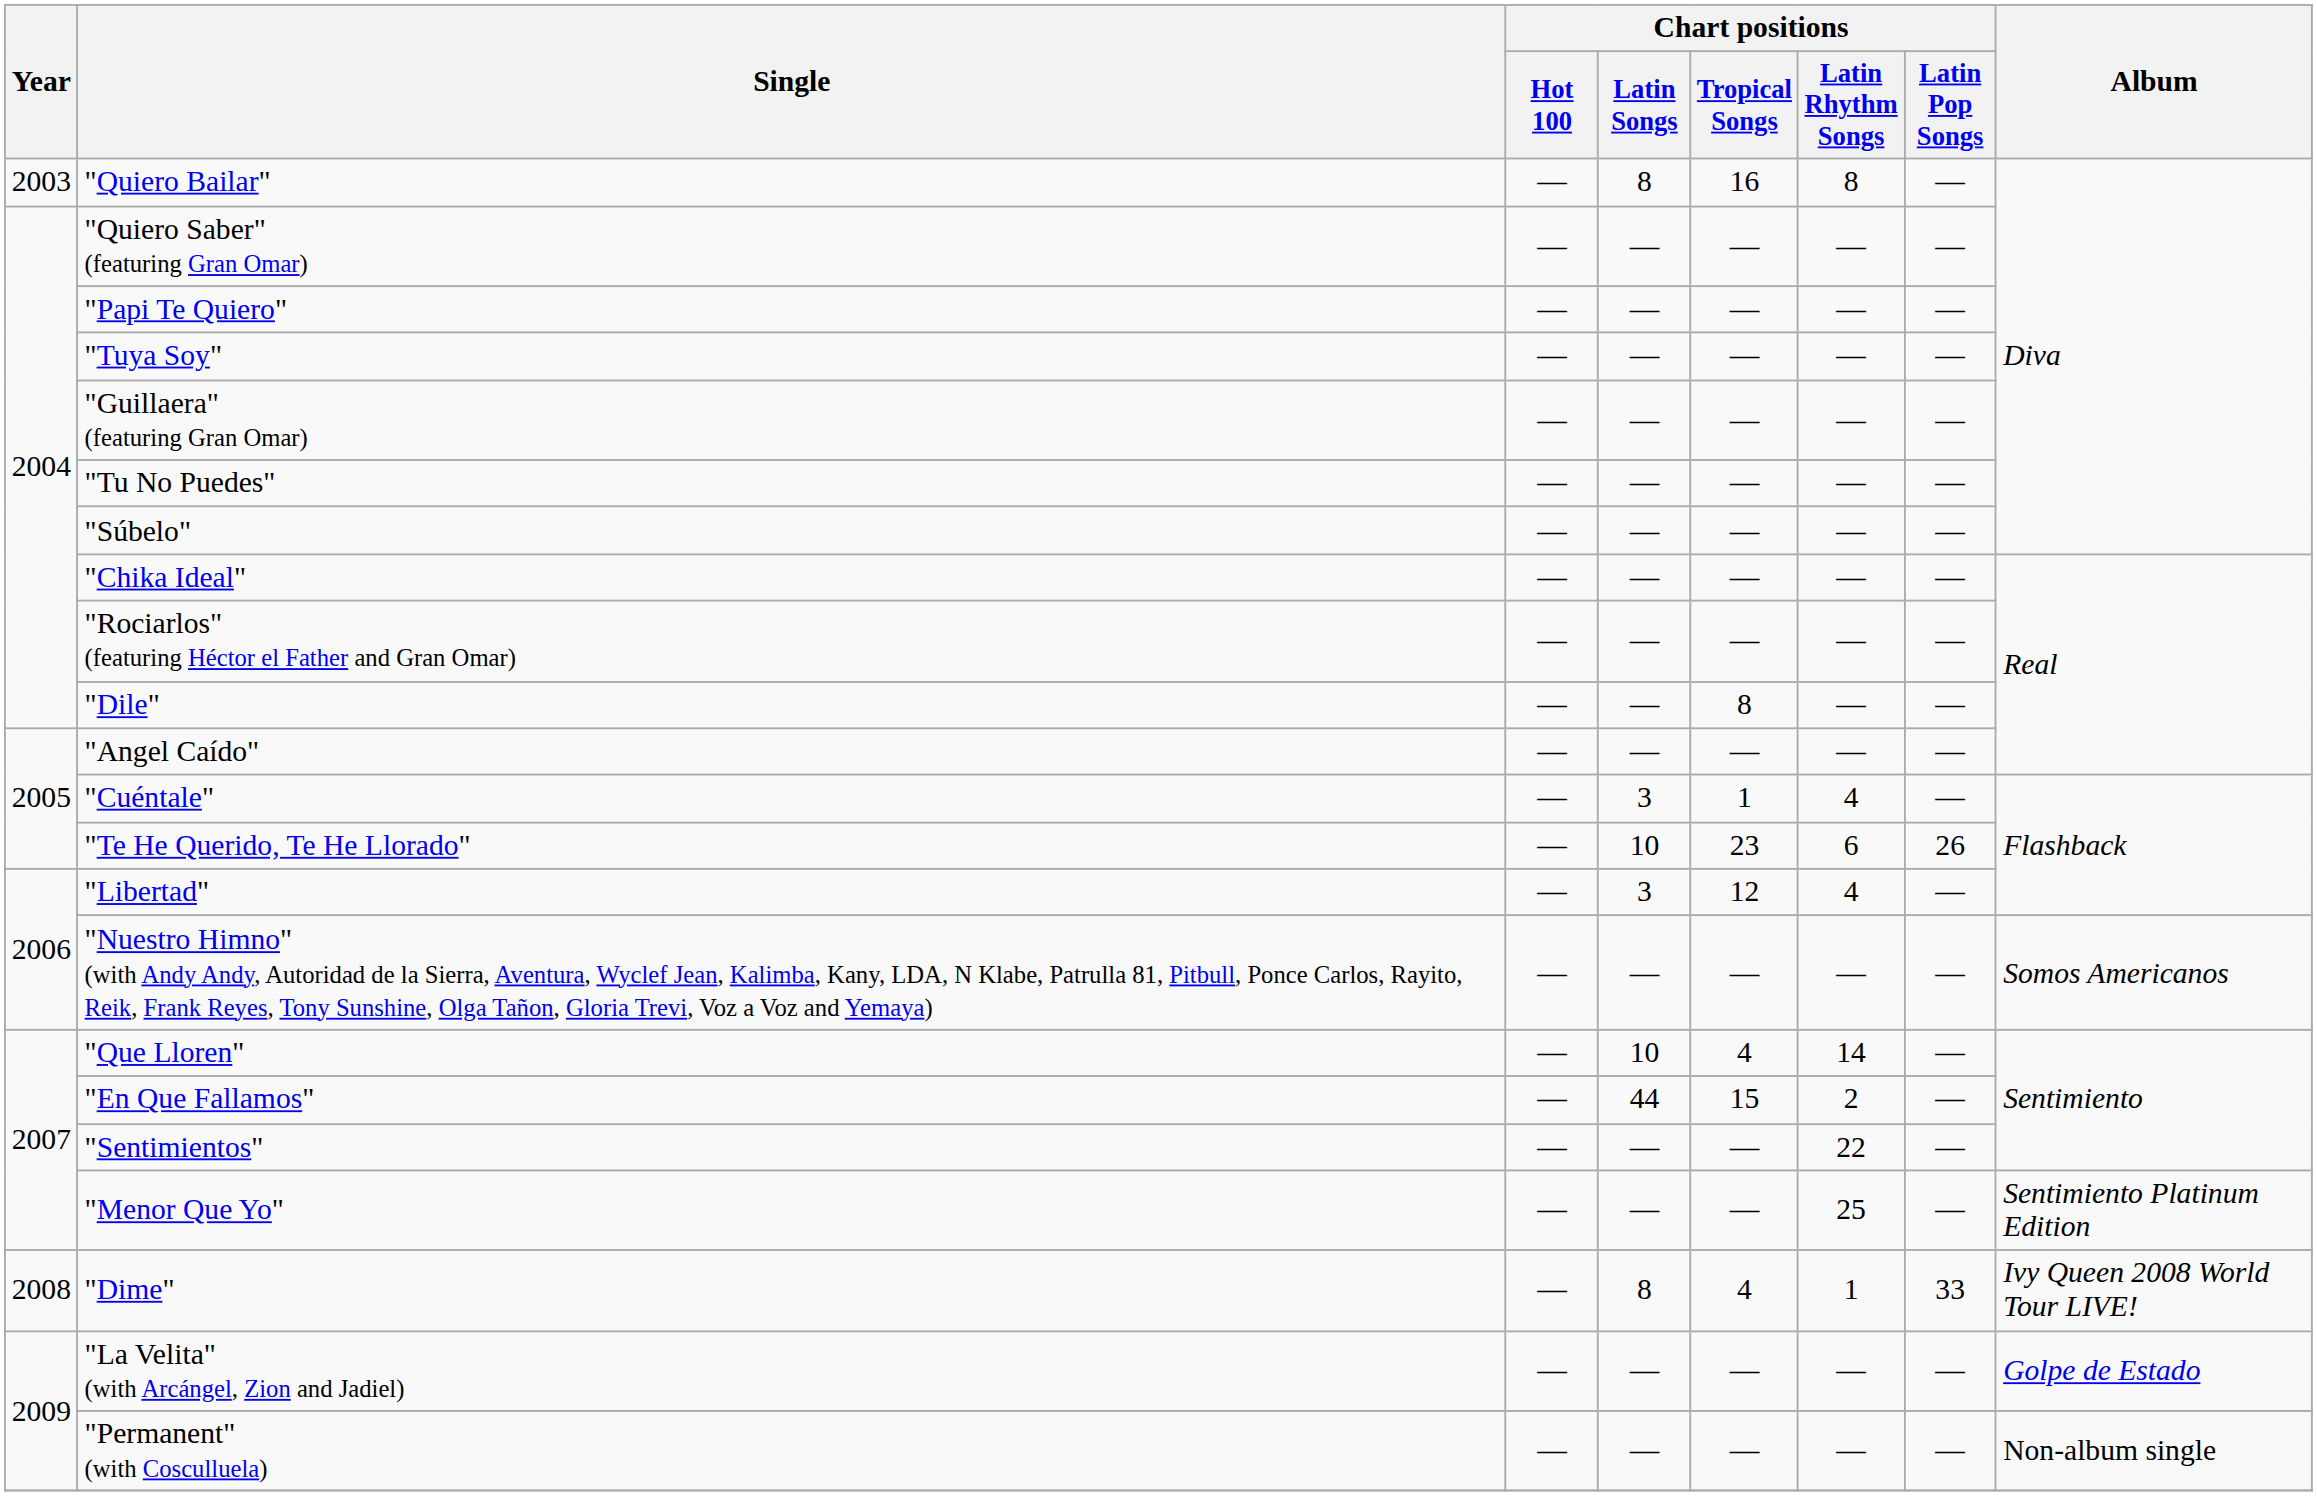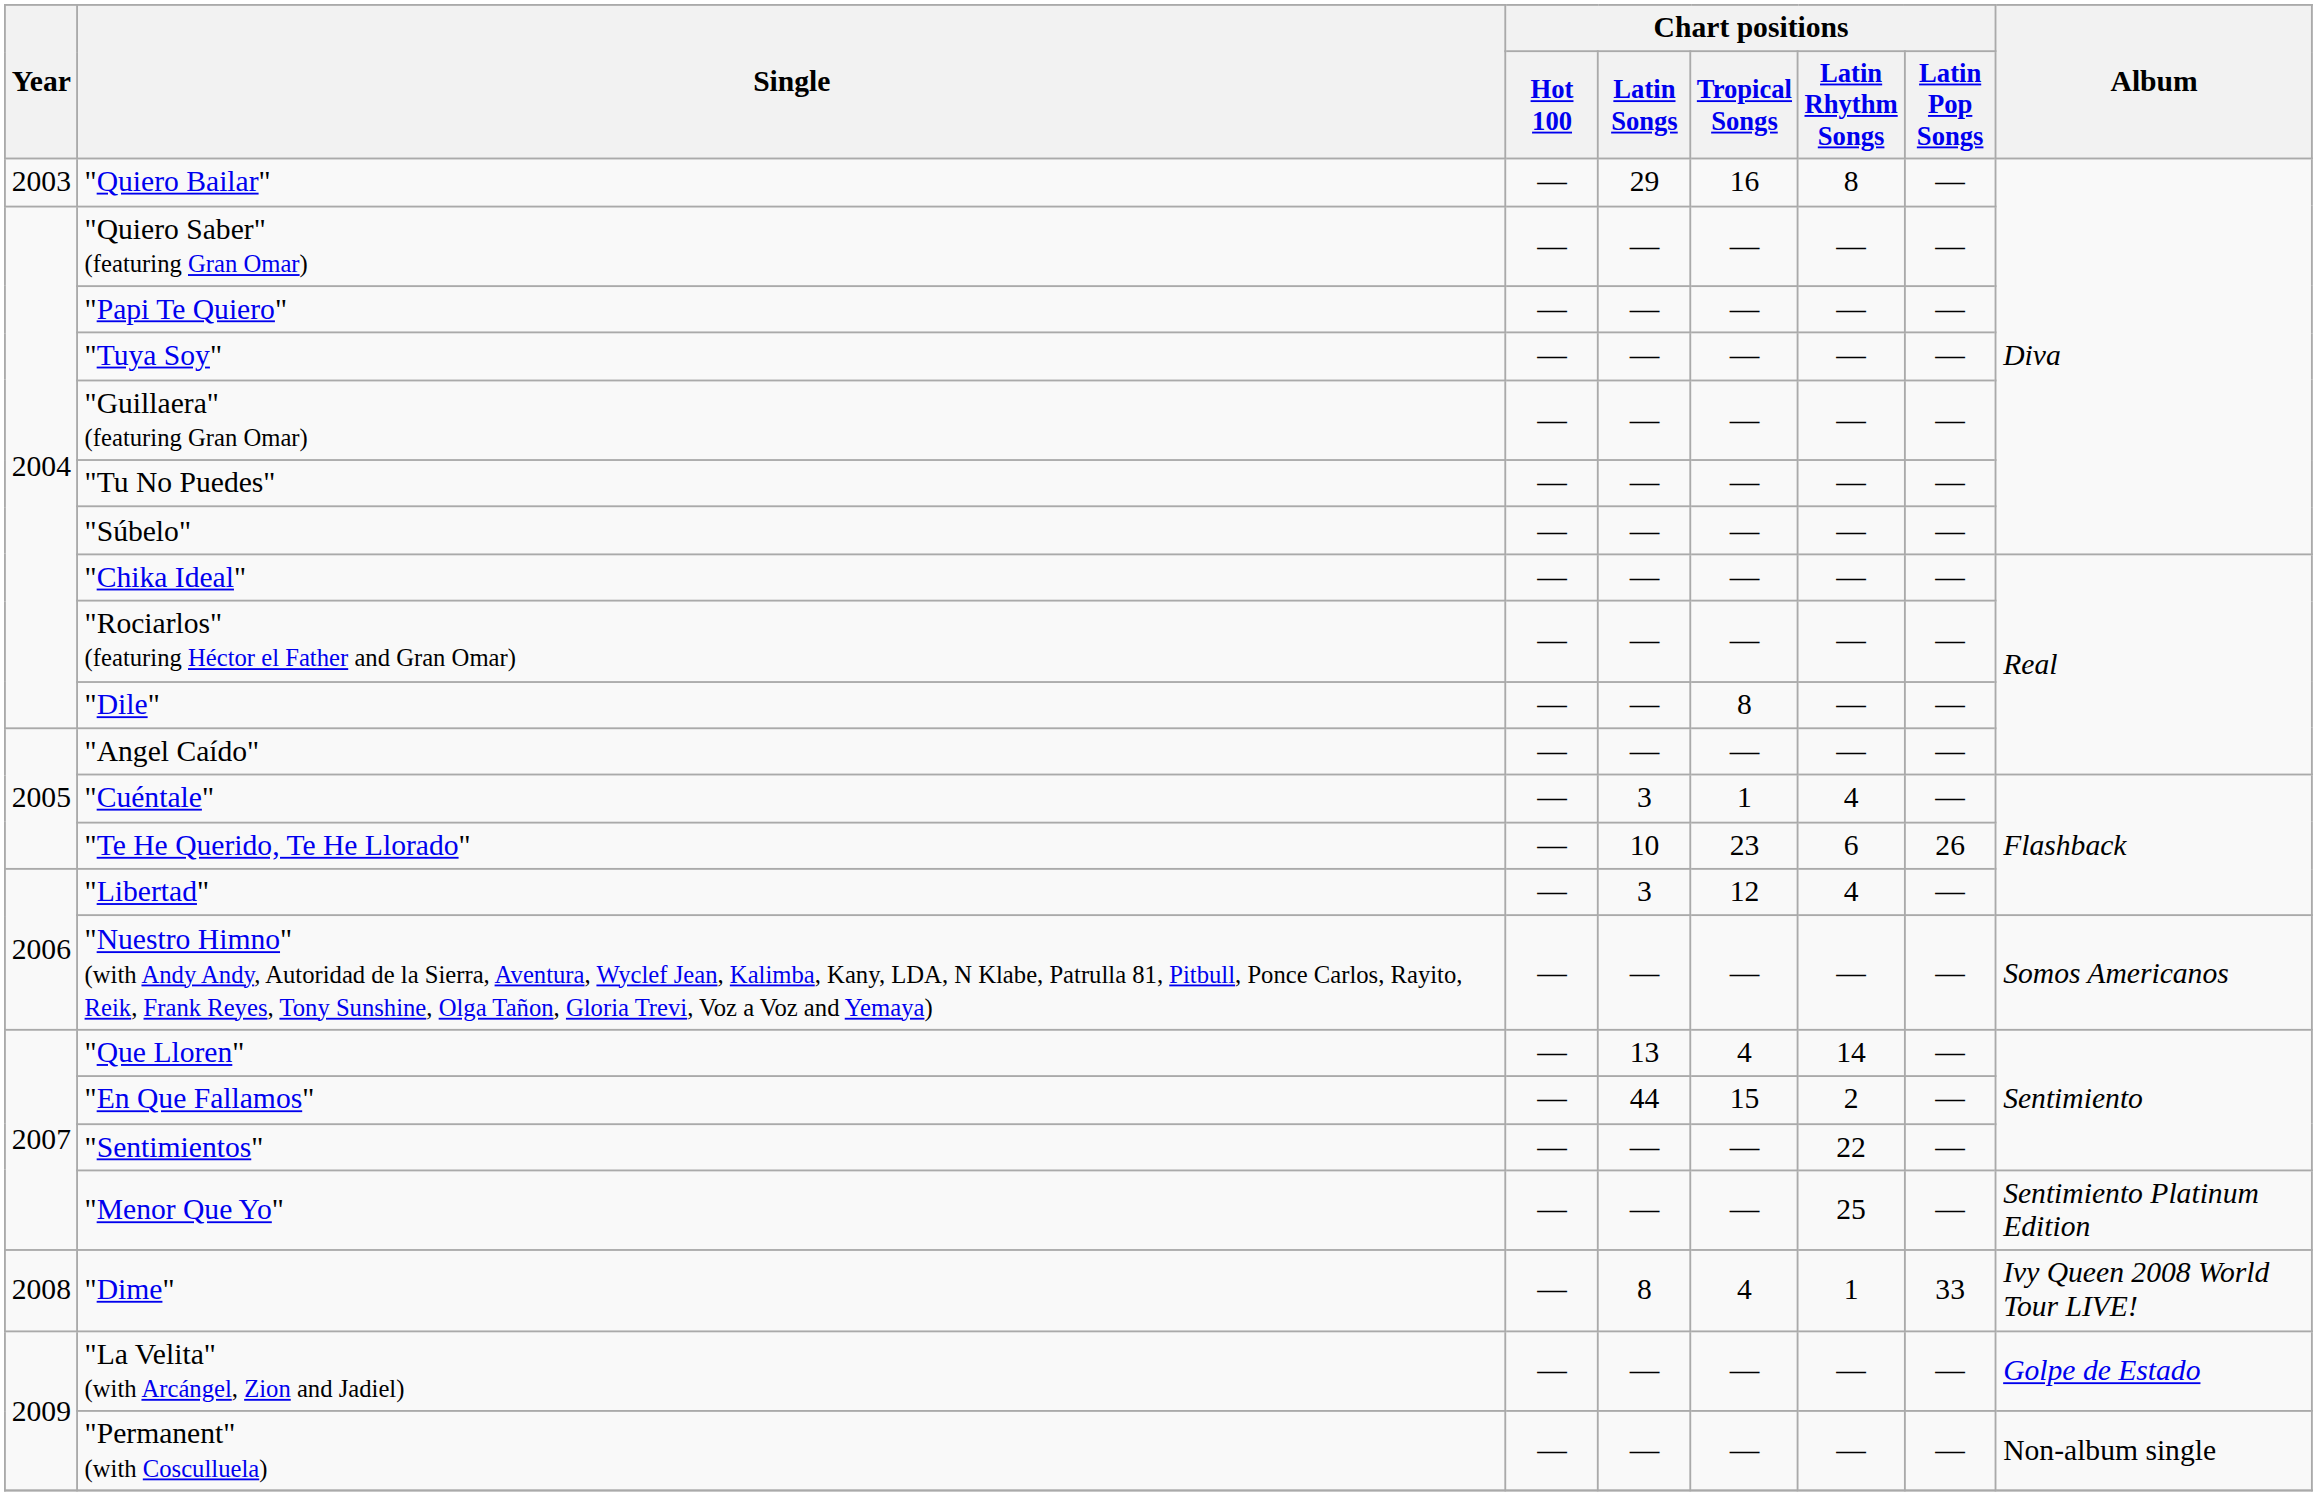(1644, 181) 8 -> (1644, 181) 29
(1644, 1052) 10 -> (1644, 1052) 13
